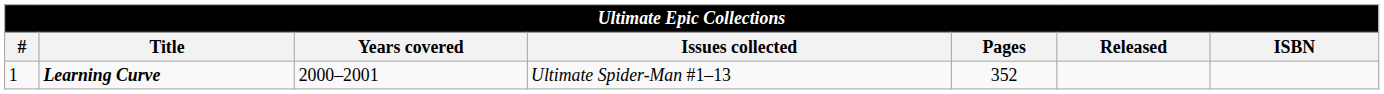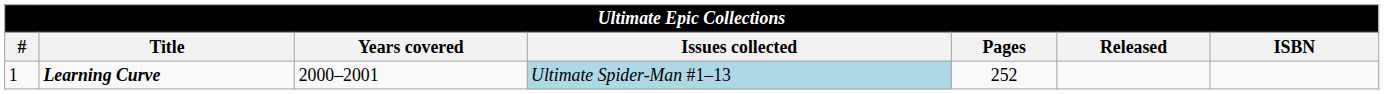(631, 74) no background -> (631, 74) lightblue background
(1004, 74) 352 -> (1004, 74) 252
